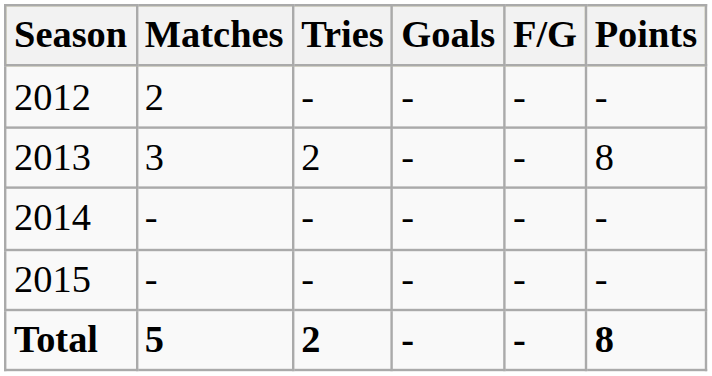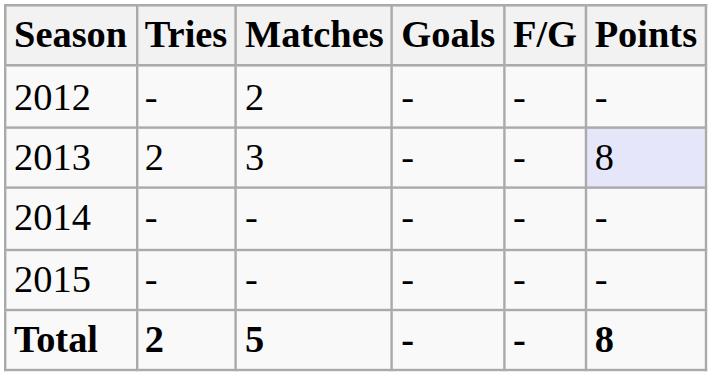columns swapped: (214, 34) <-> (342, 34)
(604, 156) no background -> (604, 156) lavender background
